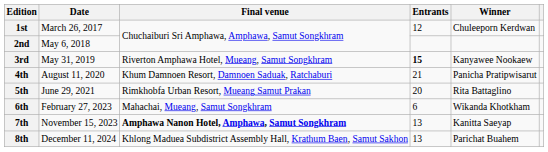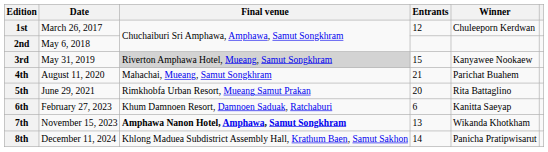(227, 59) no background -> (227, 59) lightgrey background
(417, 59) bold -> (417, 59) normal
(227, 75) Khum Damnoen Resort, Damnoen Saduak, Ratchaburi -> (197, 75) Mahachai, Mueang, Samut Songkhram
(495, 75) Panicha Pratipwisarut -> (486, 75) Parichat Buahem
(197, 107) Mahachai, Mueang, Samut Songkhram -> (227, 107) Khum Damnoen Resort, Damnoen Saduak, Ratchaburi
(492, 107) Wikanda Khotkham -> (482, 107) Kanitta Saeyap
(482, 123) Kanitta Saeyap -> (492, 123) Wikanda Khotkham
(417, 138) 13 -> (417, 138) 14
(486, 138) Parichat Buahem -> (495, 138) Panicha Pratipwisarut
